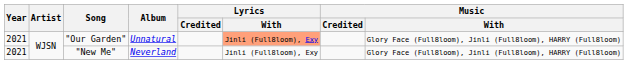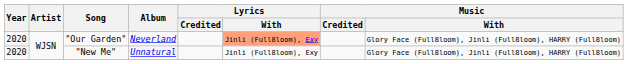(17, 39) 2021 -> (17, 39) 2020
(153, 39) Unnatural -> (153, 39) Neverland
(17, 53) 2021 -> (17, 53) 2020
(153, 53) Neverland -> (153, 53) Unnatural
